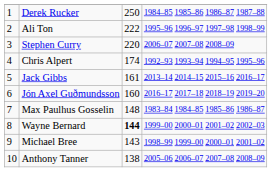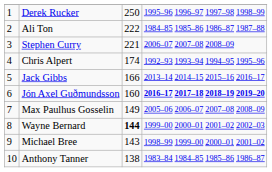(204, 12) 1984–85 1985–86 1986–87 1987–88 -> (204, 12) 1995–96 1996–97 1997–98 1998–99
(204, 28) 1995–96 1996–97 1997–98 1998–99 -> (204, 28) 1984–85 1985–86 1986–87 1987–88
(132, 45) 220 -> (132, 45) 221
(132, 77) 161 -> (132, 77) 166
(204, 93) normal -> (204, 93) bold
(132, 110) 148 -> (132, 110) 149
(204, 110) 1983–84 1984–85 1985–86 1986–87 -> (204, 110) 2005–06 2006–07 2007–08 2008–09
(204, 158) 2005–06 2006–07 2007–08 2008–09 -> (204, 158) 1983–84 1984–85 1985–86 1986–87
